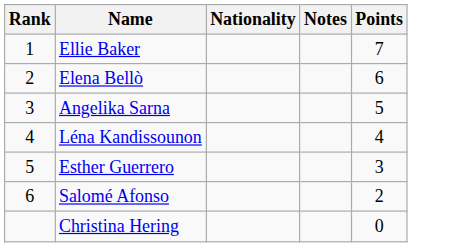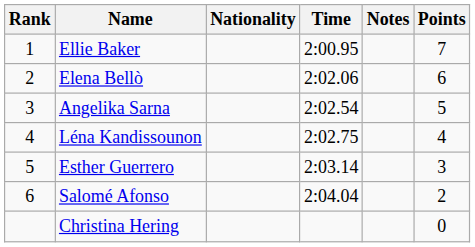+ column: (331, 19)
